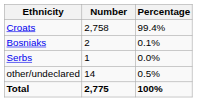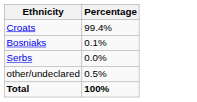- column: (109, 12)
